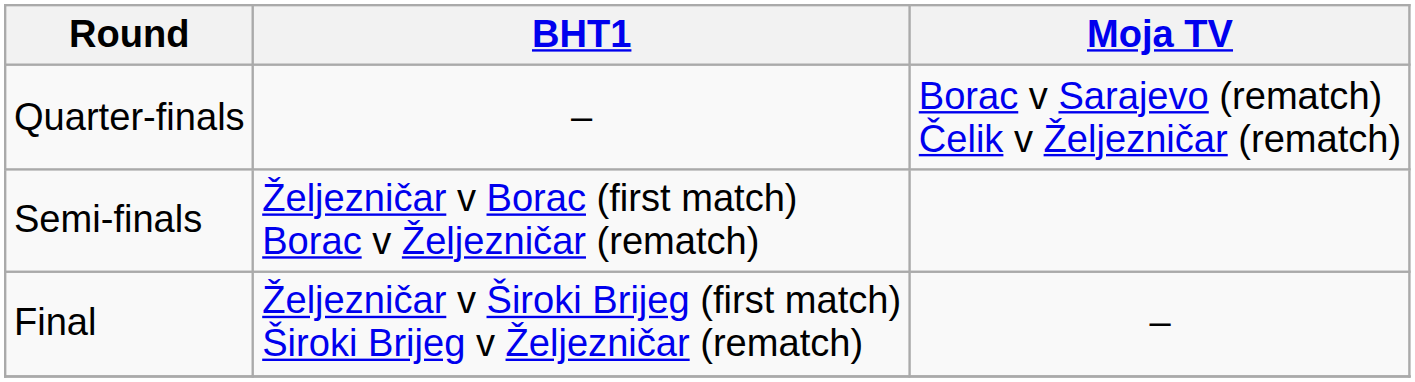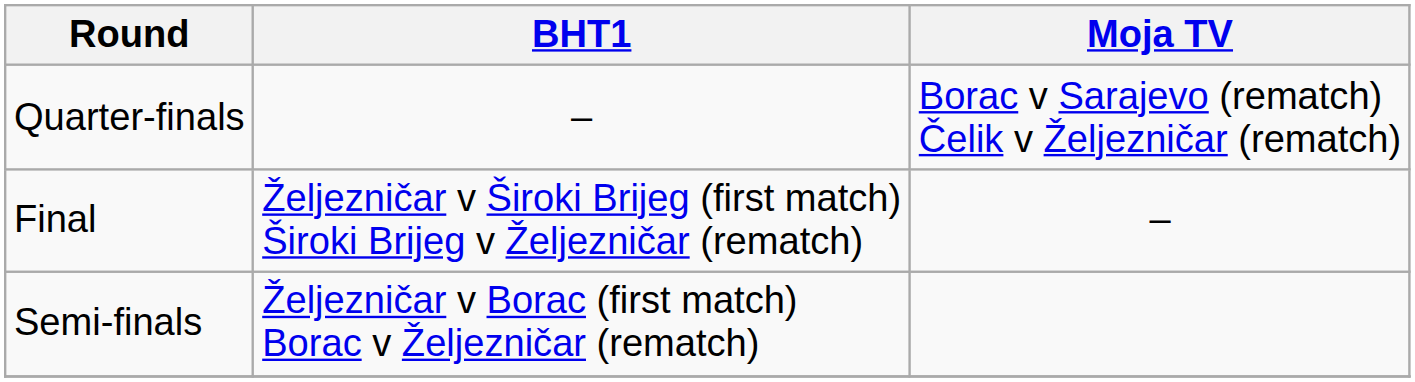rows swapped: (108, 219) <-> (55, 322)
